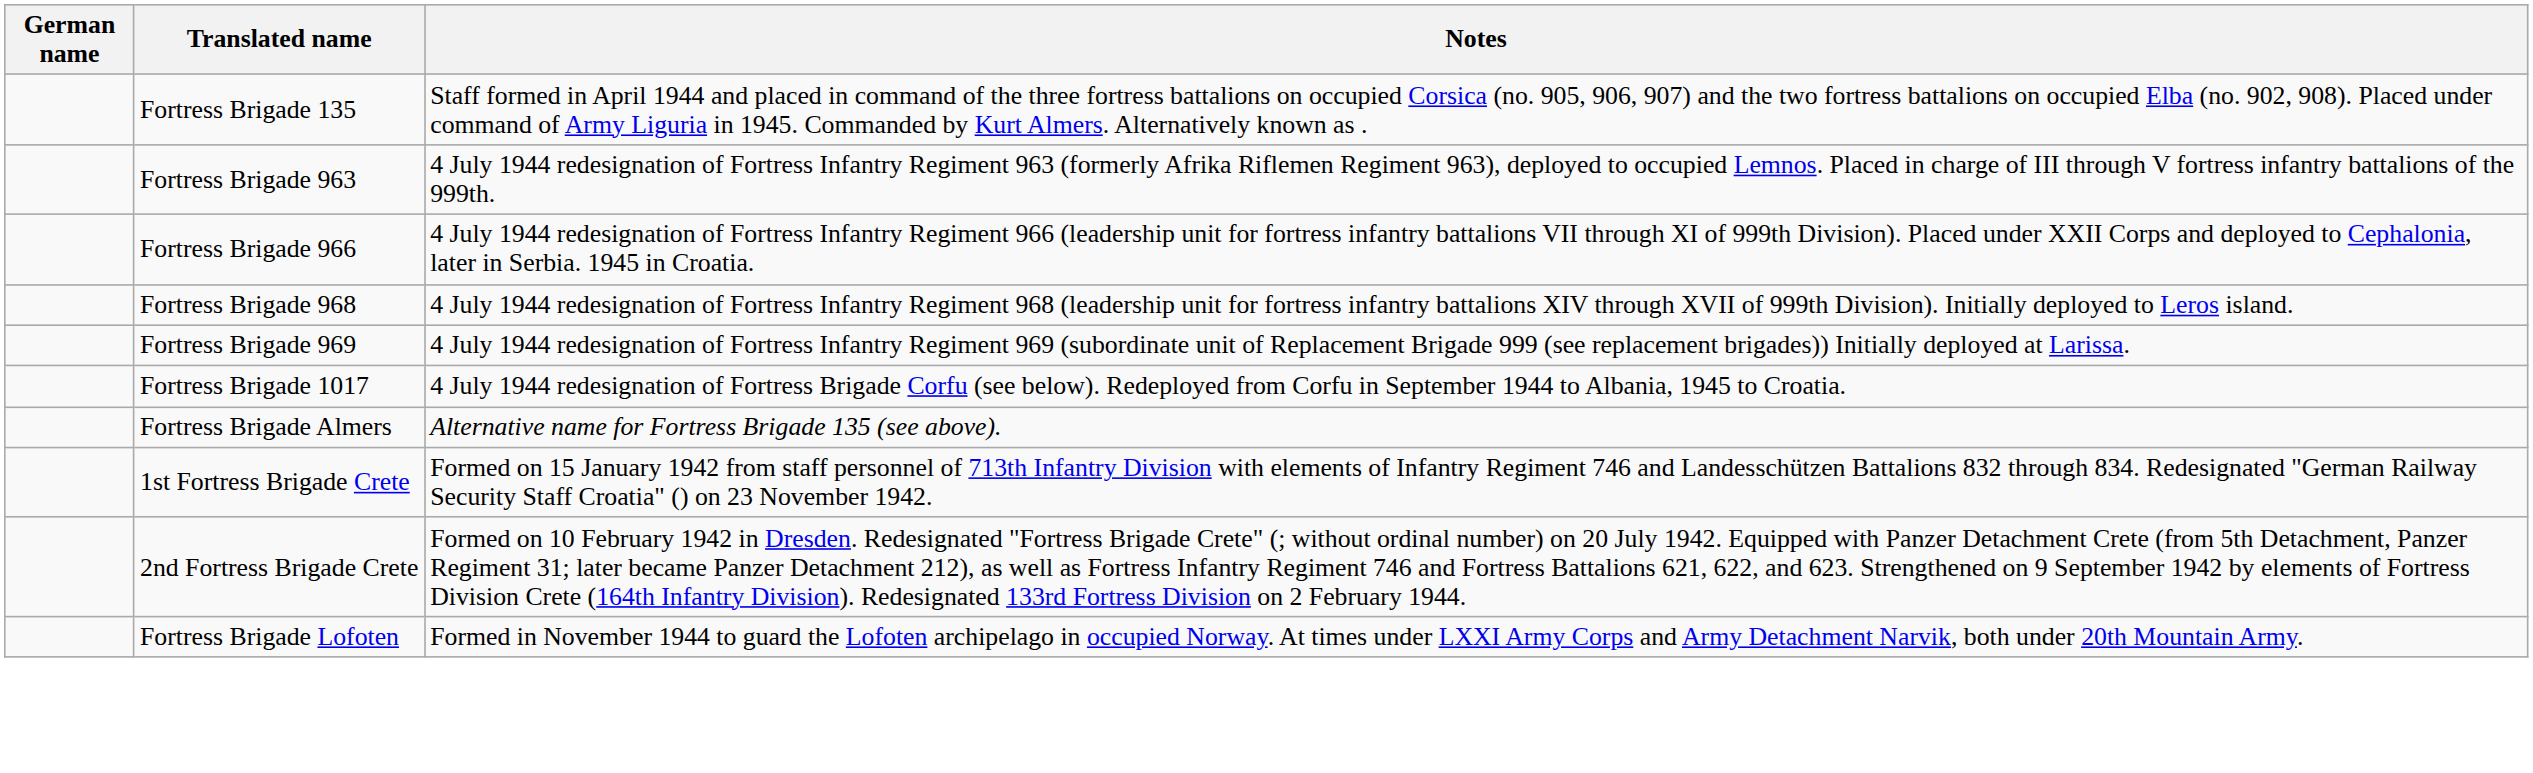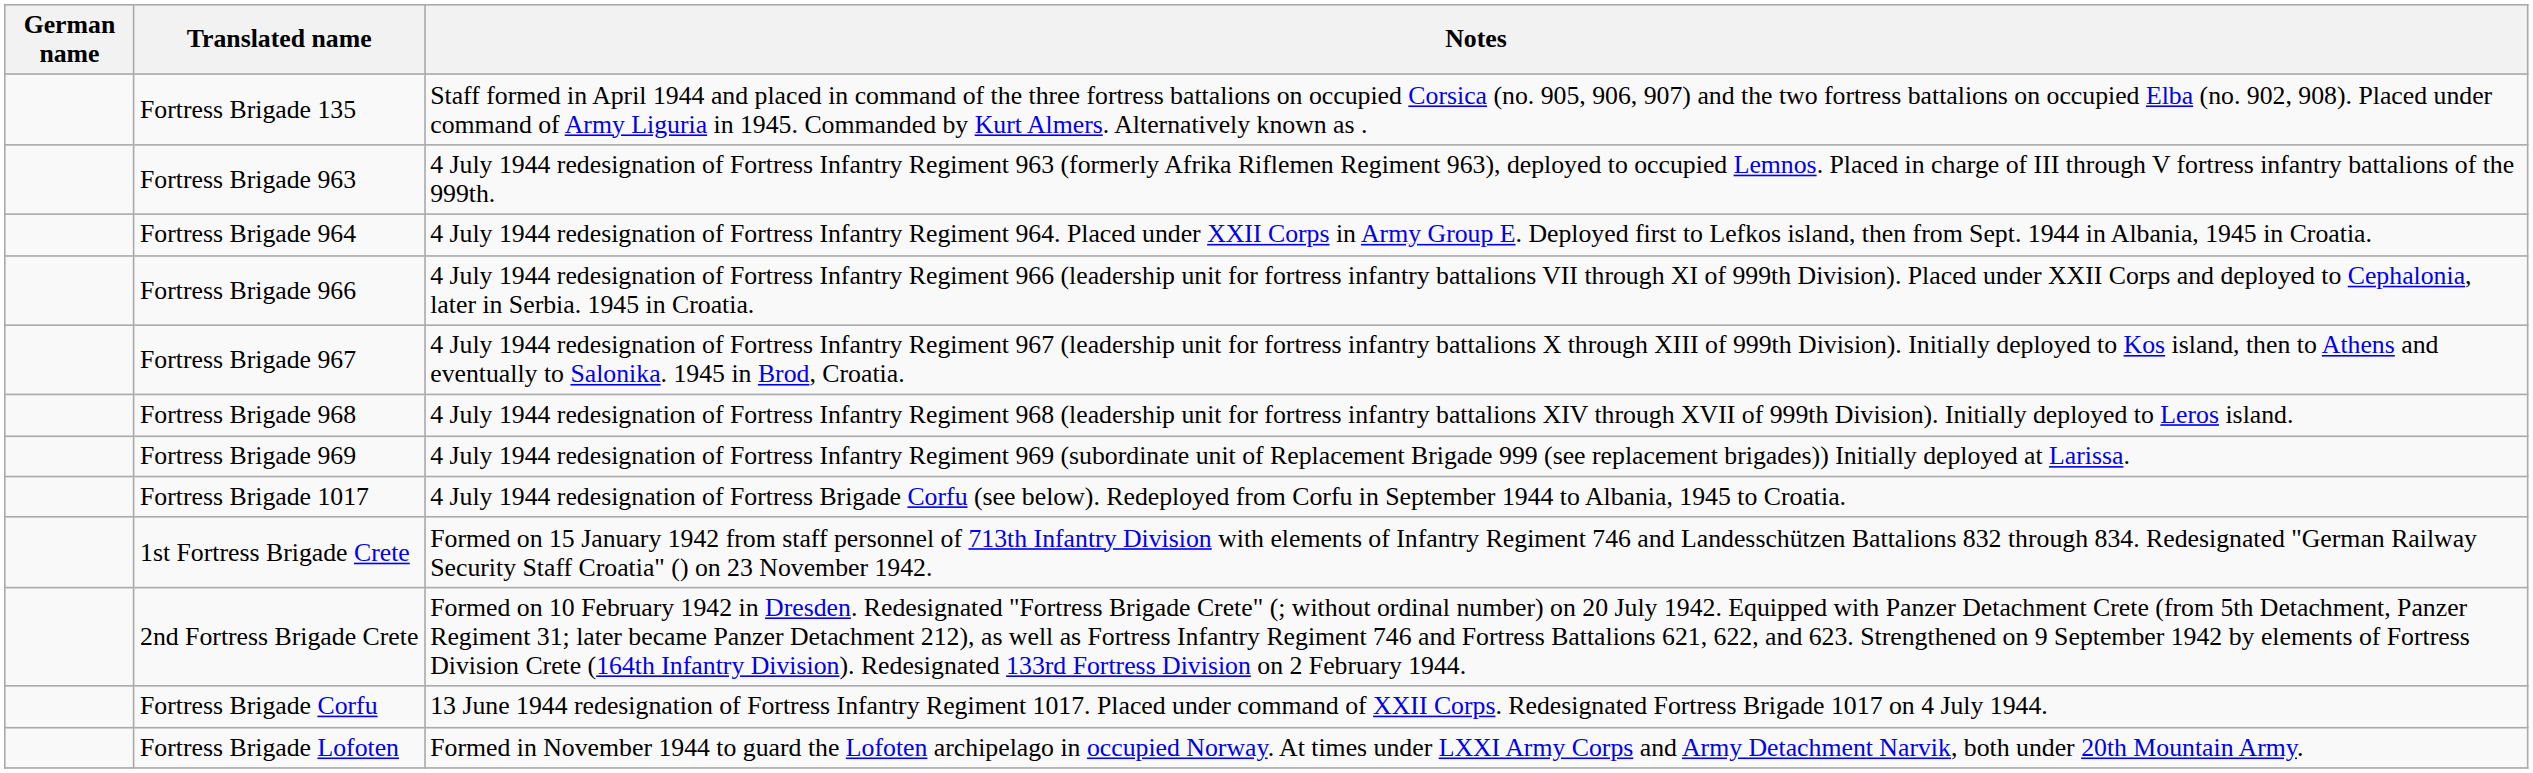+ row: (248, 234)
+ row: (248, 359)
- row: (266, 426)
+ row: (259, 706)
